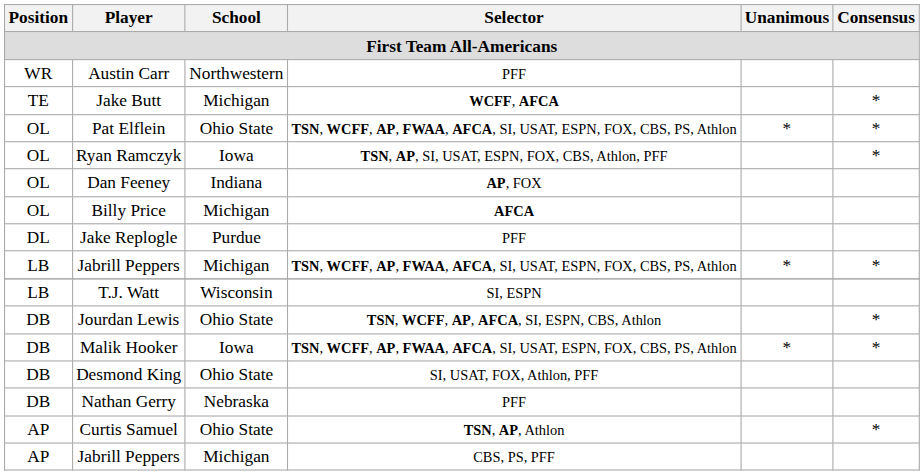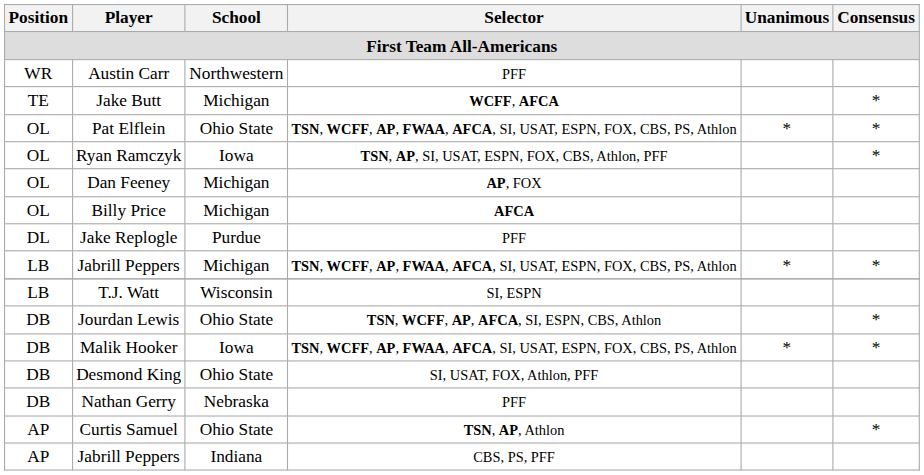(236, 182) Indiana -> (236, 182) Michigan
(236, 456) Michigan -> (236, 456) Indiana
